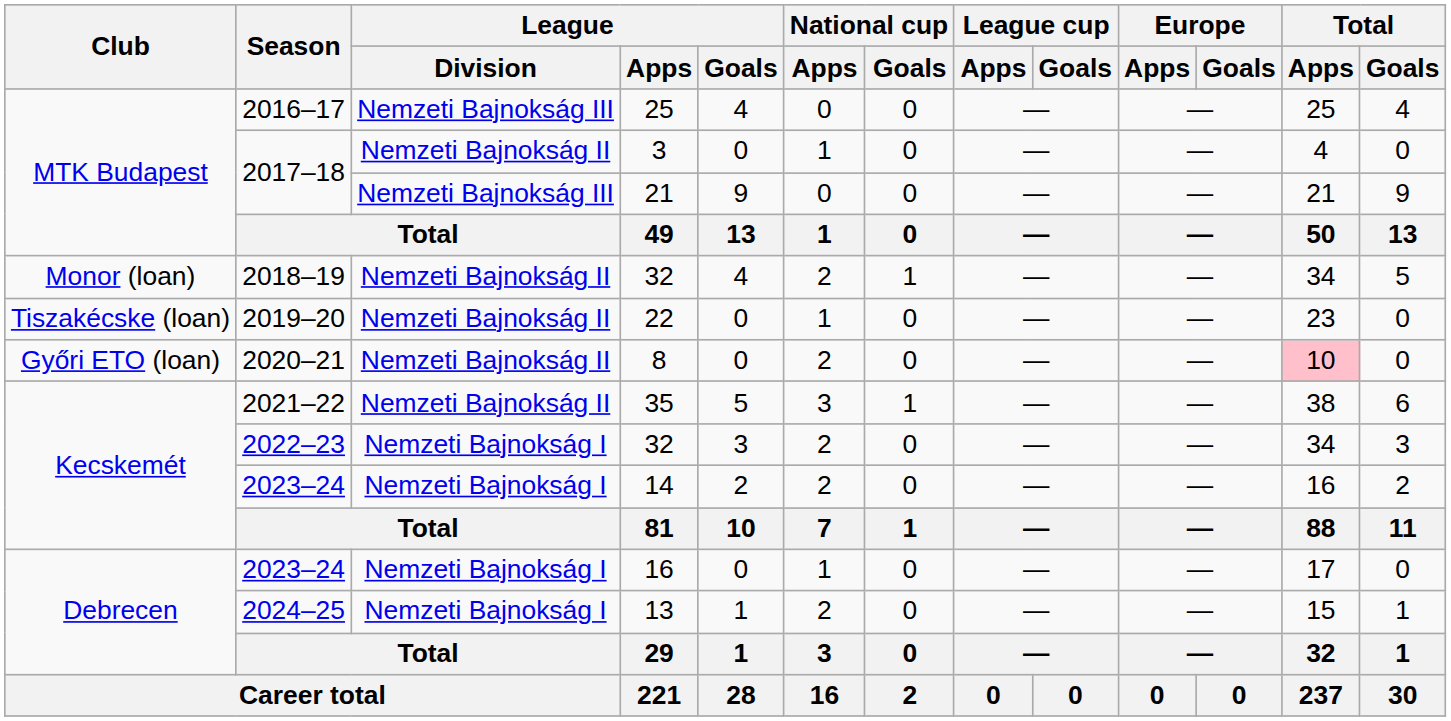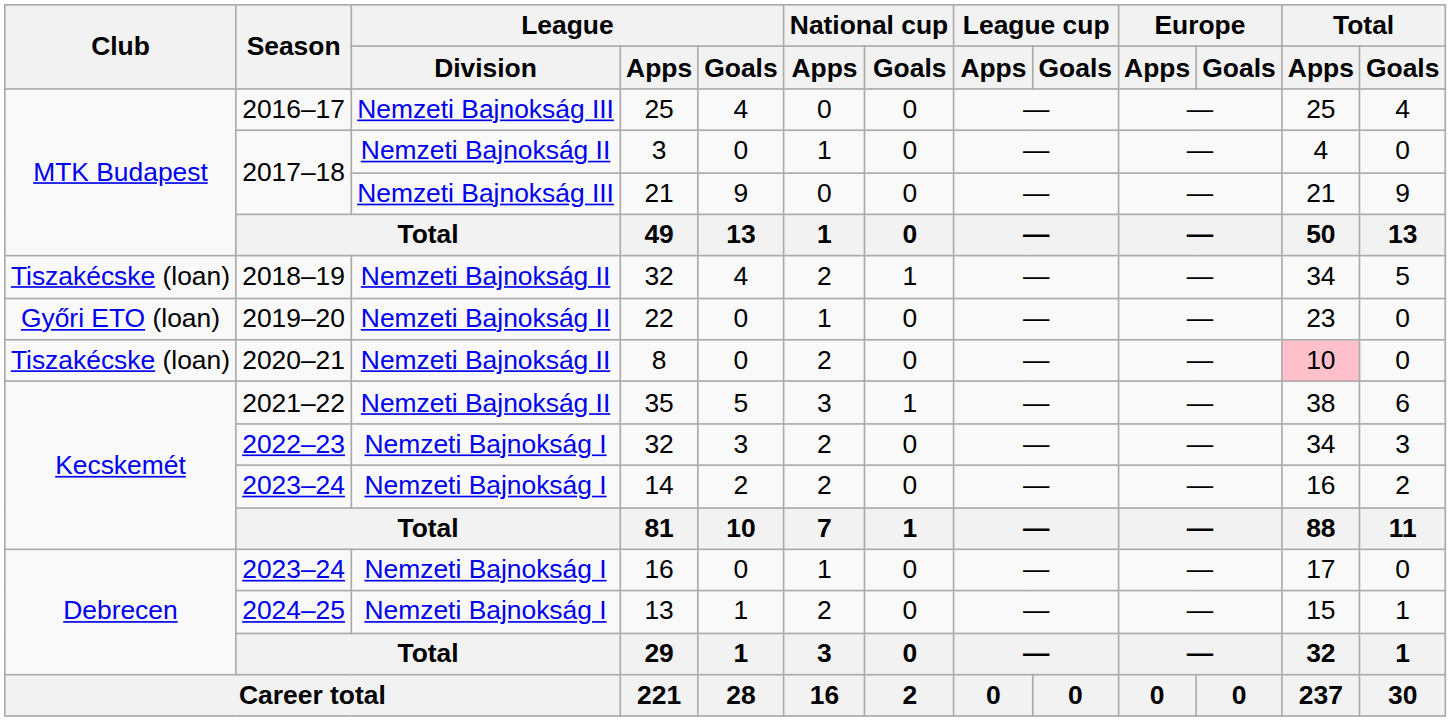(120, 276) Monor (loan) -> (120, 276) Tiszakécske (loan)
(120, 318) Tiszakécske (loan) -> (120, 318) Győri ETO (loan)
(120, 360) Győri ETO (loan) -> (120, 360) Tiszakécske (loan)
